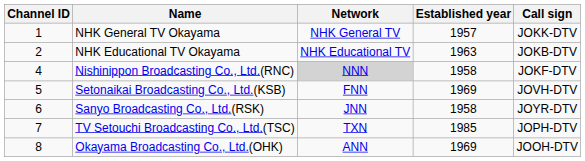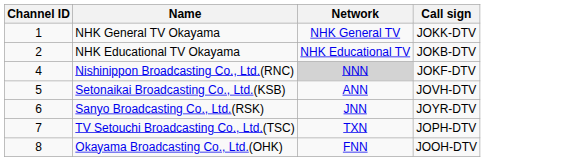- column: (463, 14)
(355, 90) FNN -> (355, 90) ANN
(355, 147) ANN -> (355, 147) FNN
